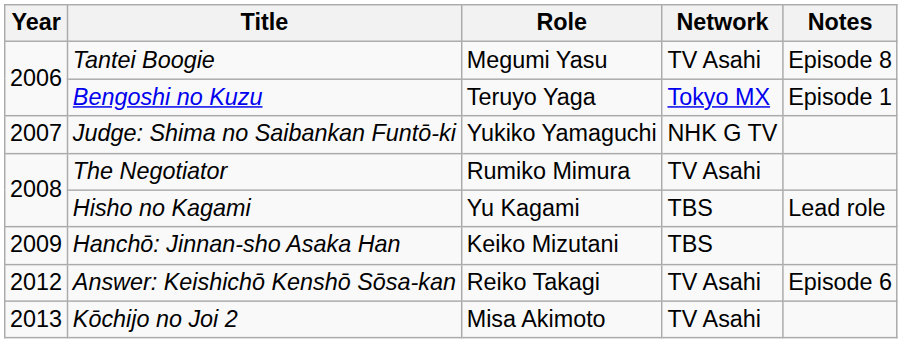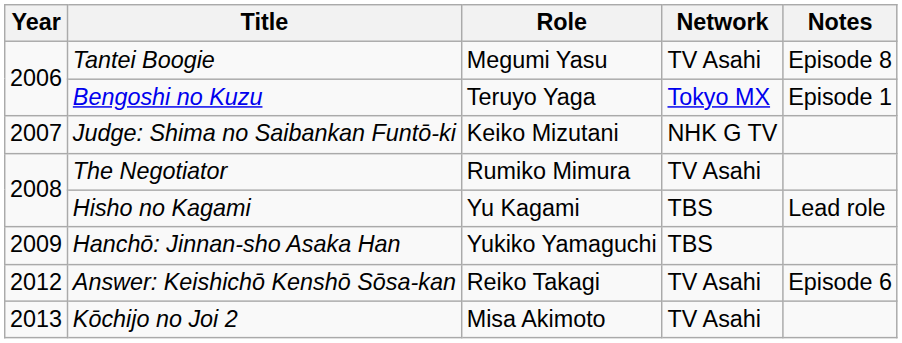(562, 134) Yukiko Yamaguchi -> (543, 134) Keiko Mizutani
(543, 245) Keiko Mizutani -> (562, 245) Yukiko Yamaguchi
